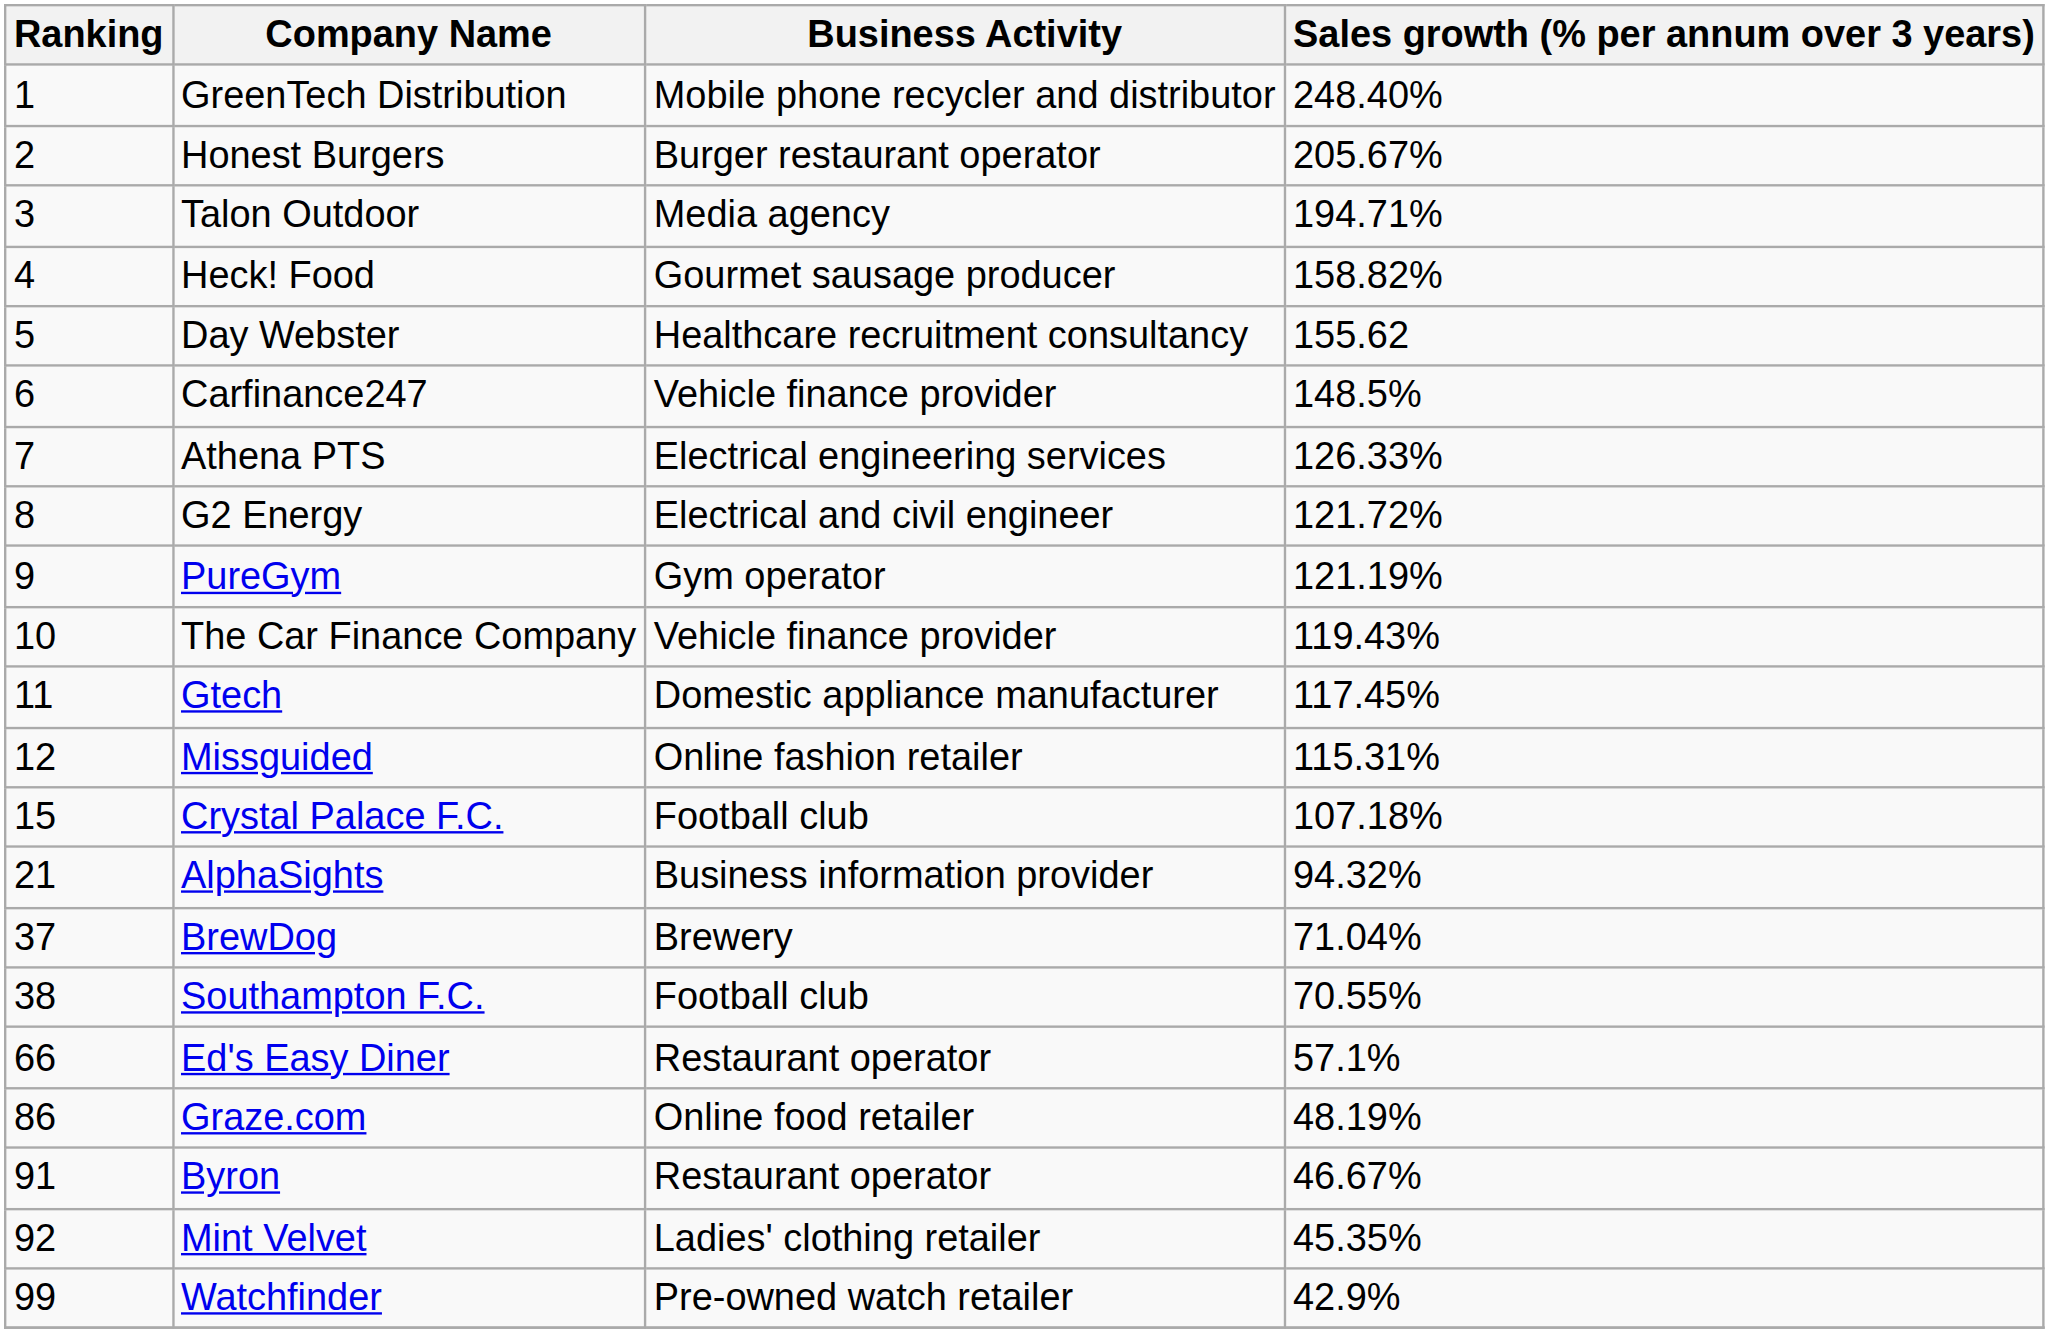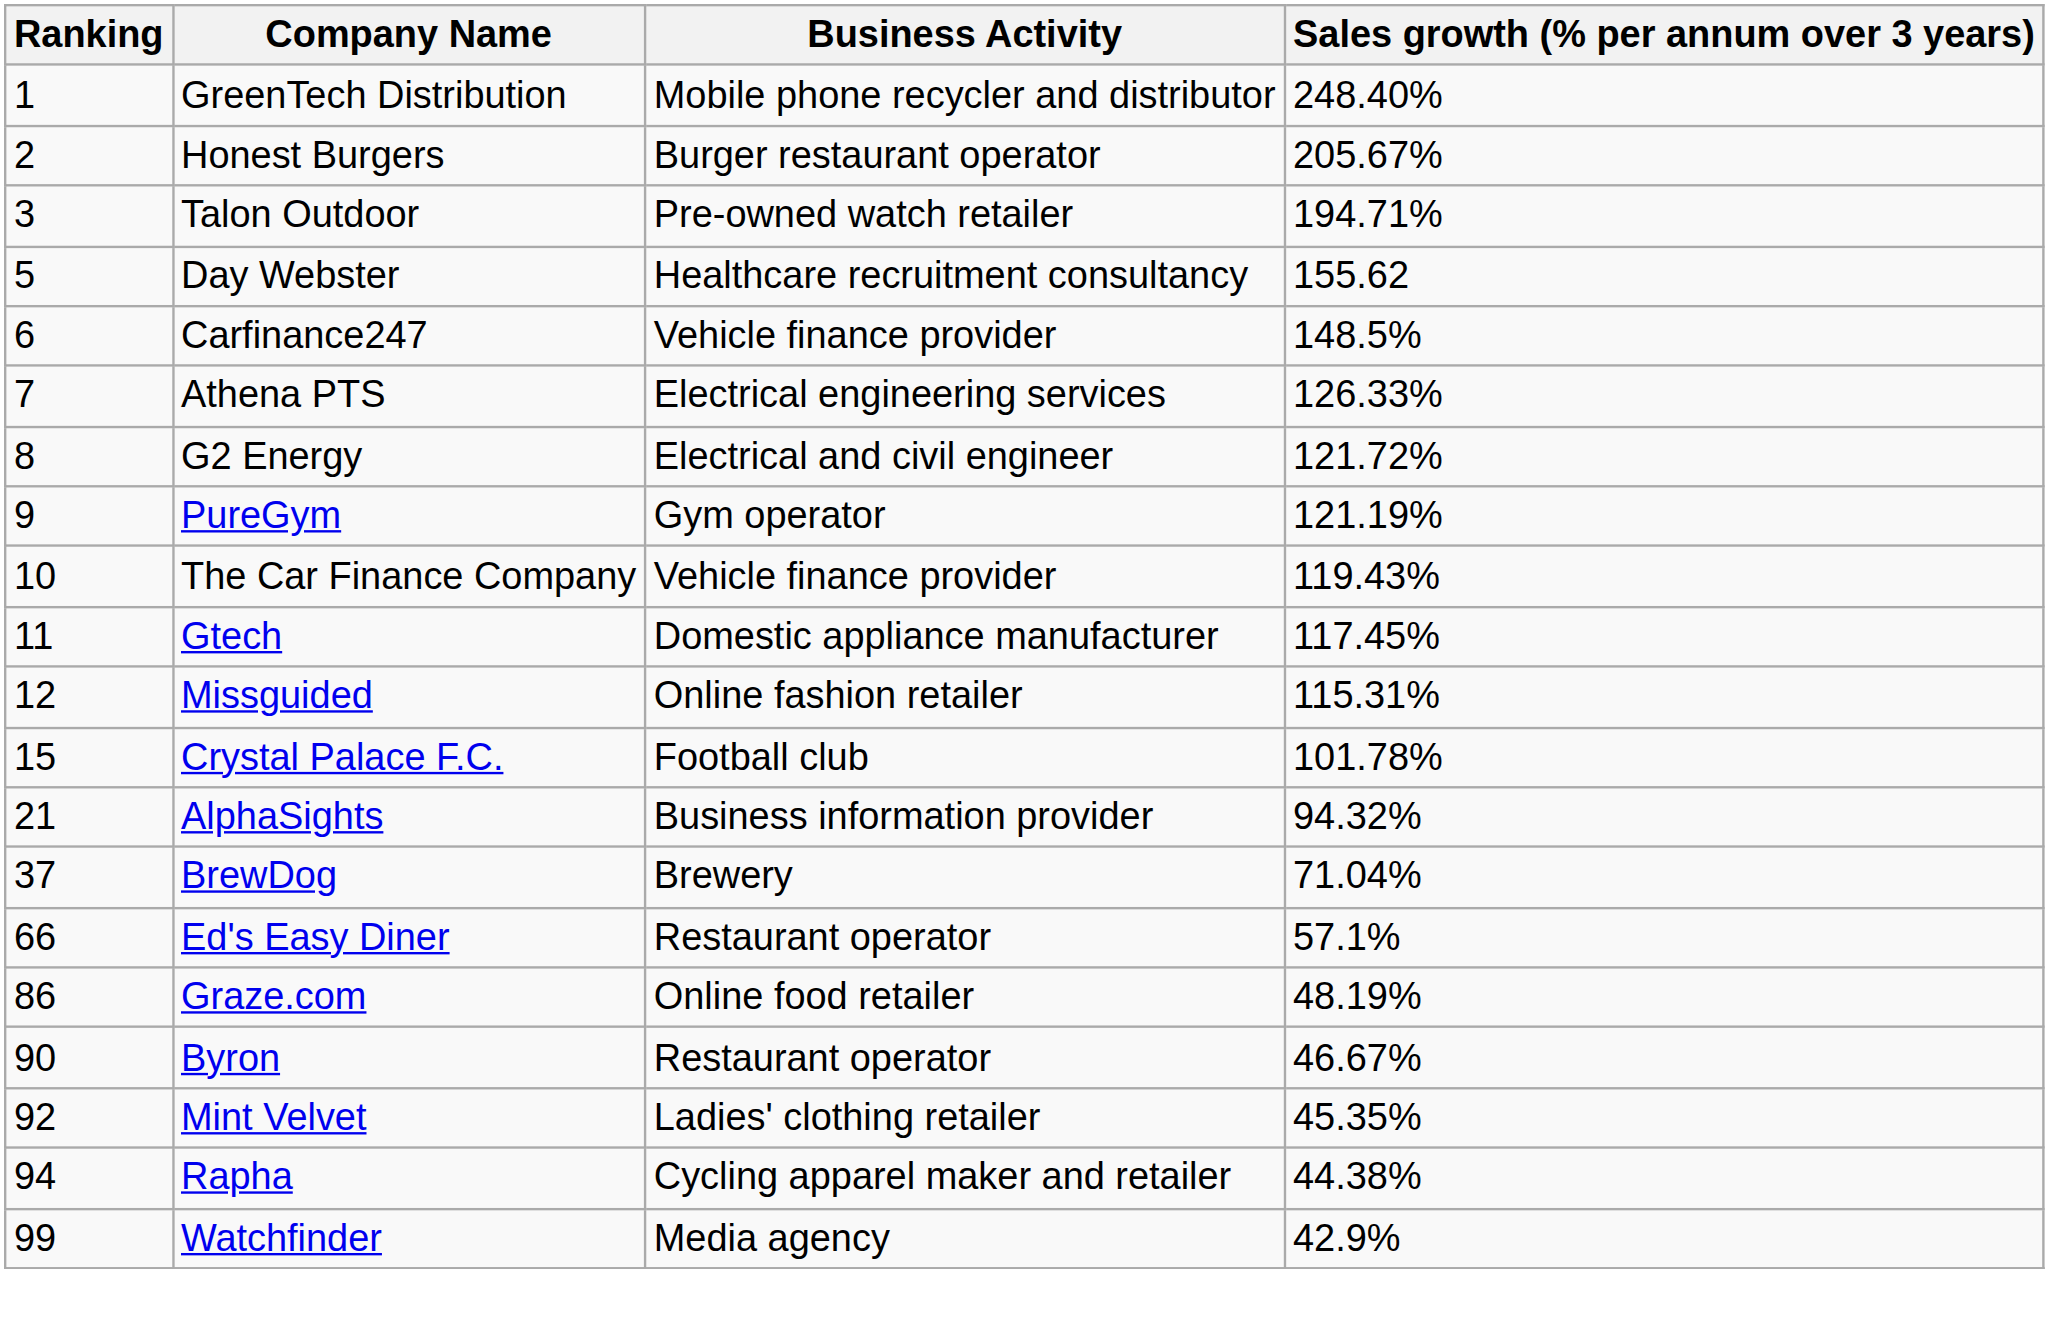(772, 214) Media agency -> (863, 214) Pre-owned watch retailer
- row: (278, 275)
(1368, 816) 107.18% -> (1368, 756) 101.78%
- row: (333, 996)
(35, 1177) 91 -> (35, 1056) 90
+ row: (237, 1177)
(863, 1297) Pre-owned watch retailer -> (772, 1237) Media agency
